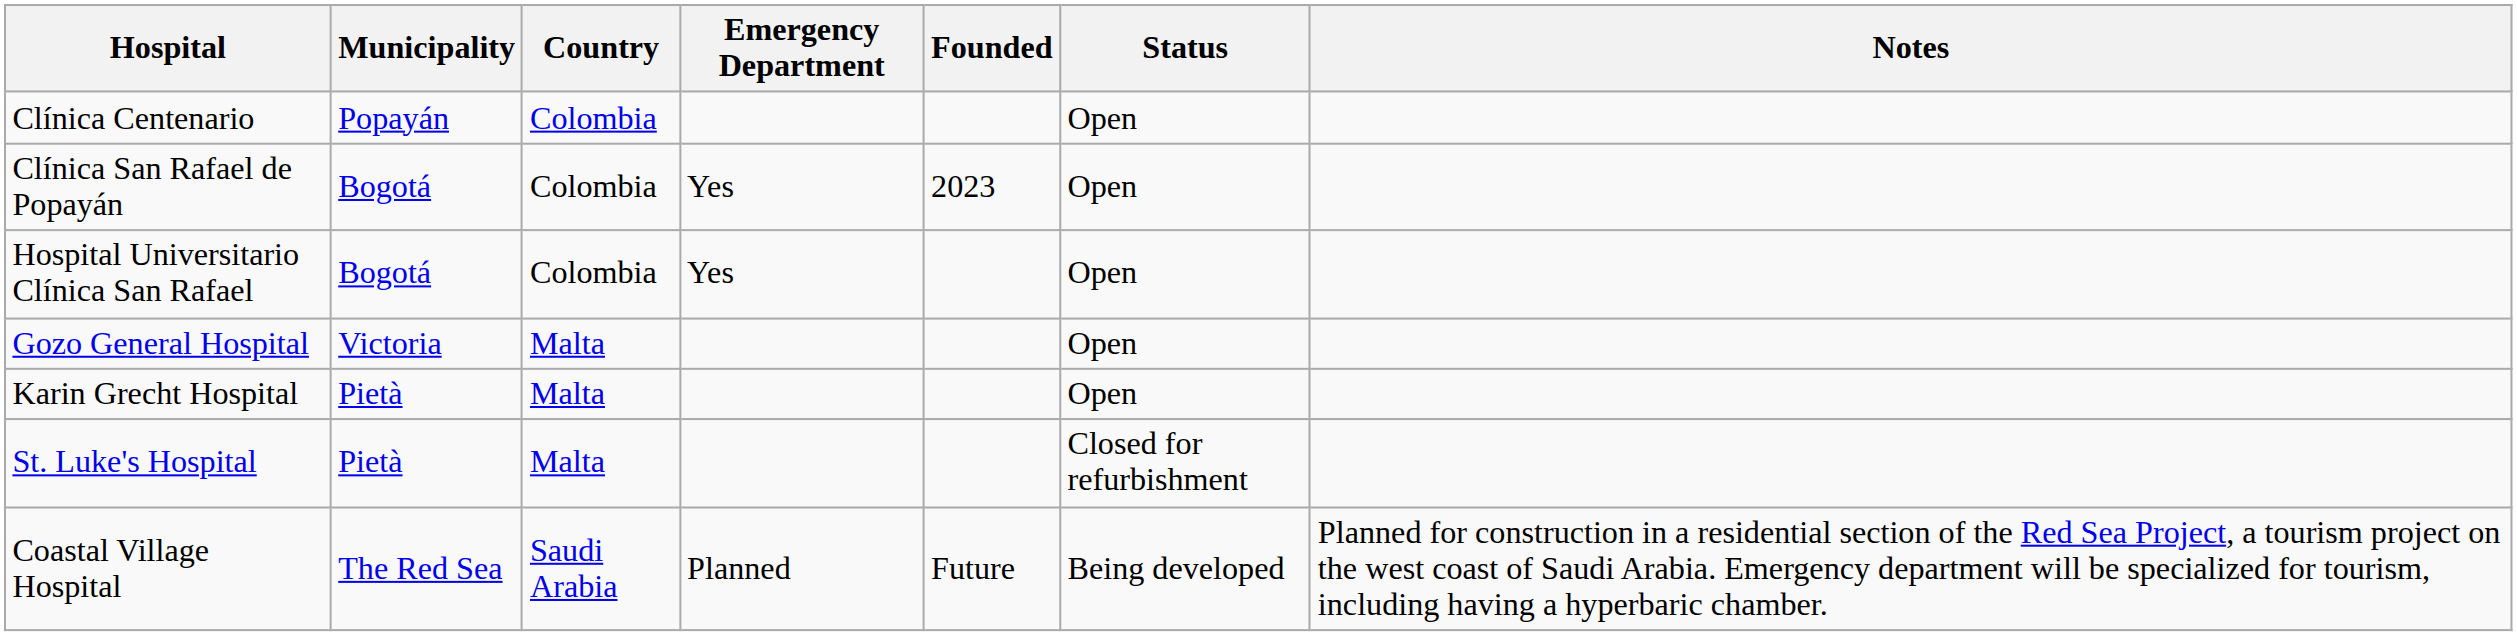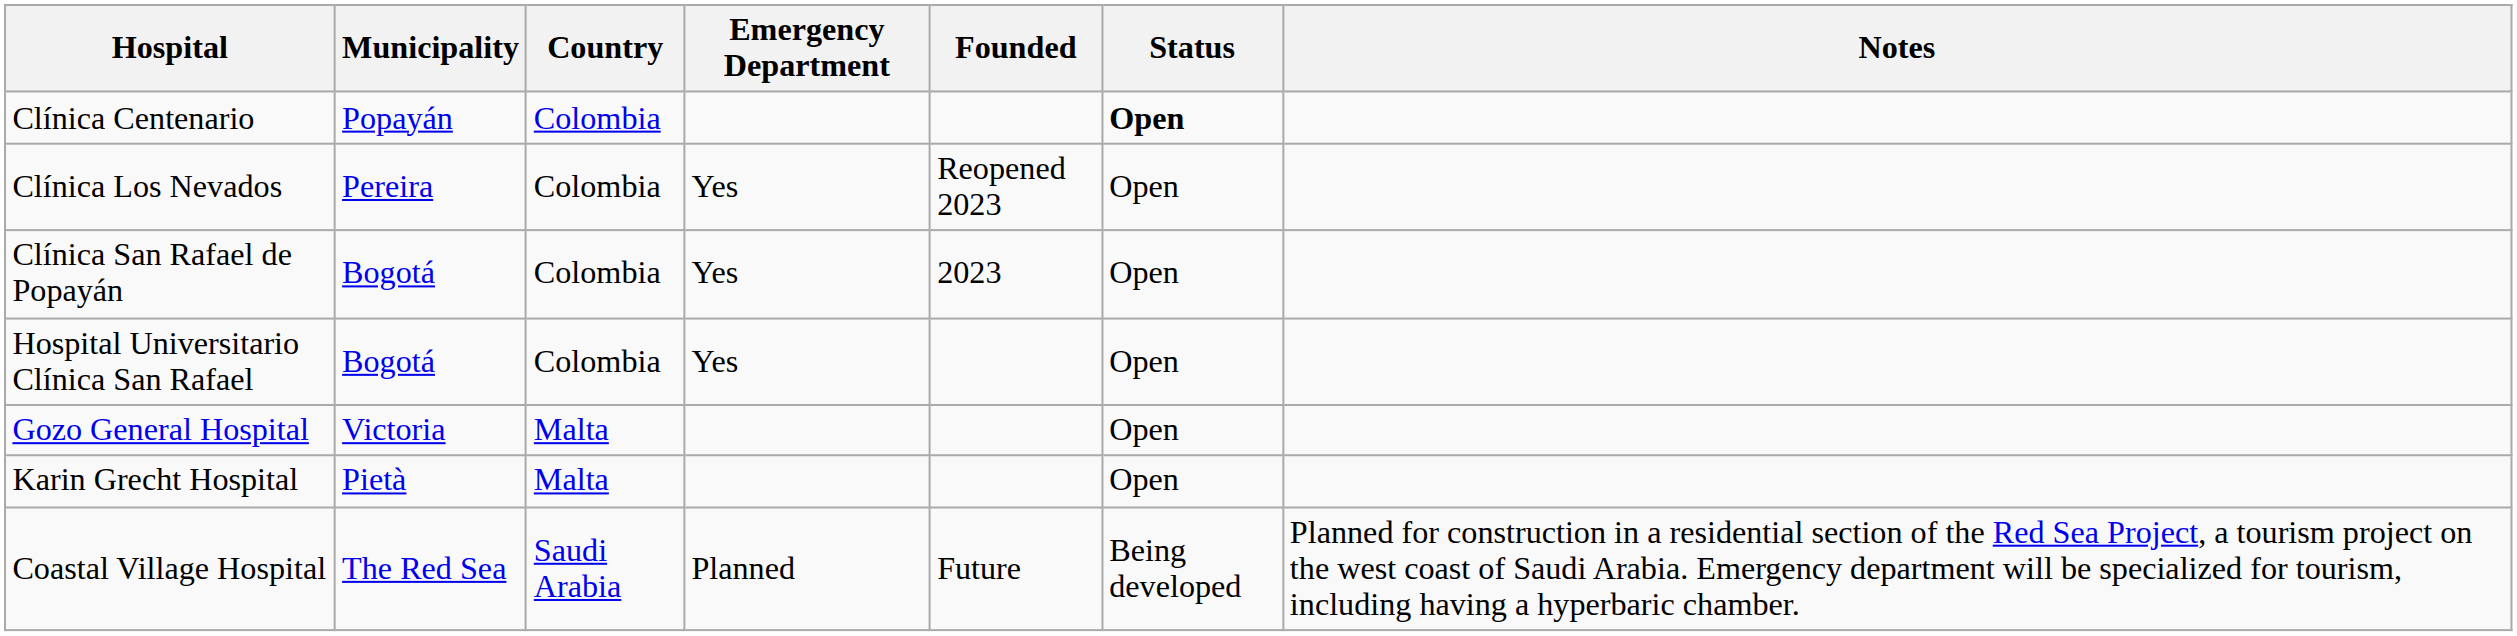(1102, 117) normal -> (1147, 117) bold
+ row: (147, 186)
- row: (135, 462)
